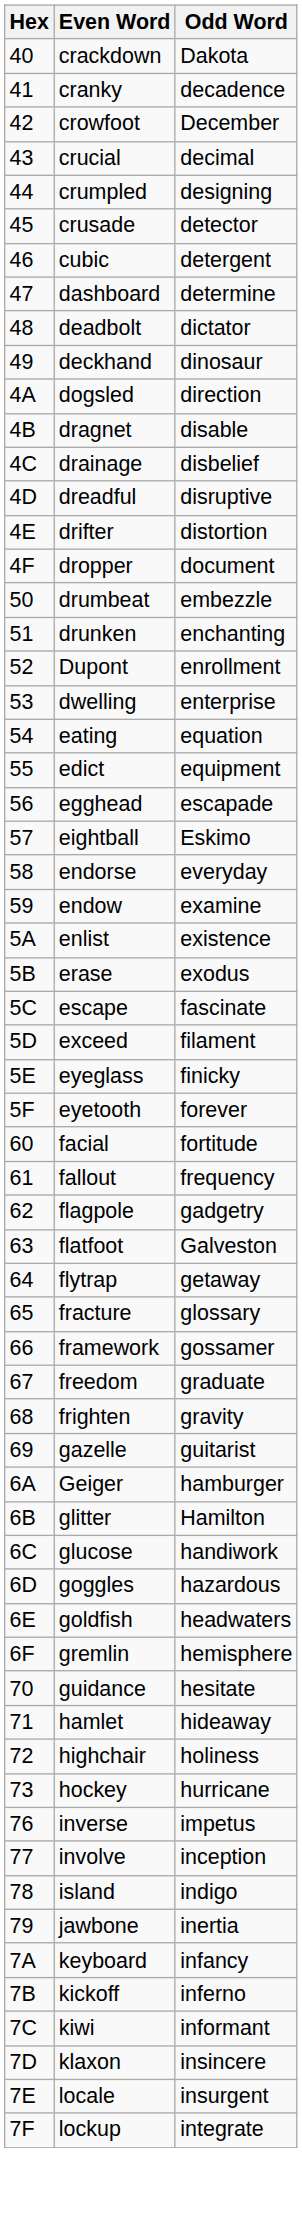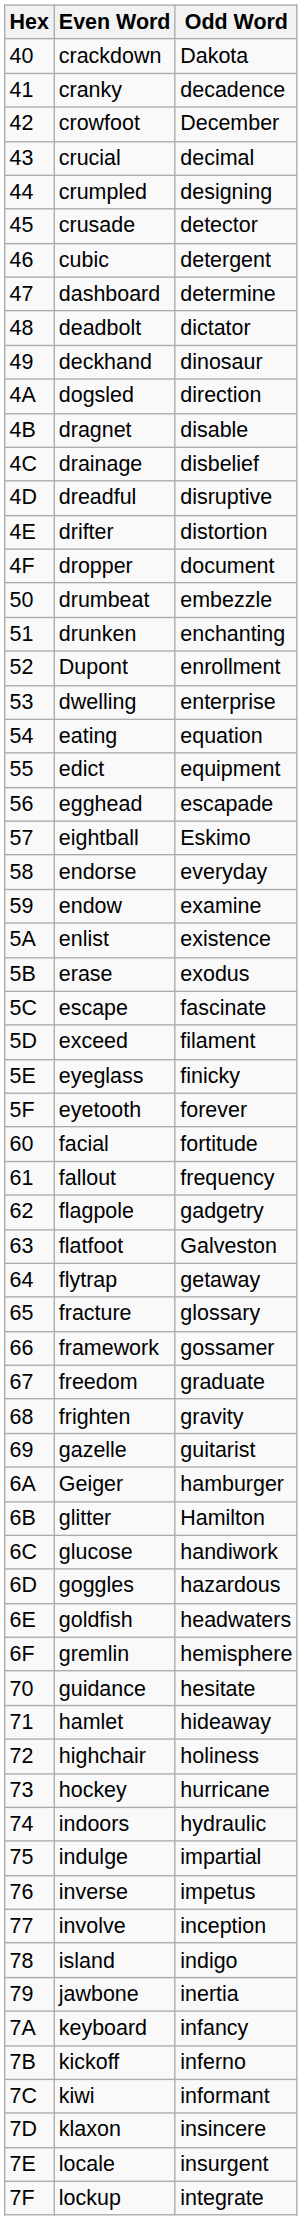+ row: (94, 1824)
+ row: (93, 1858)
